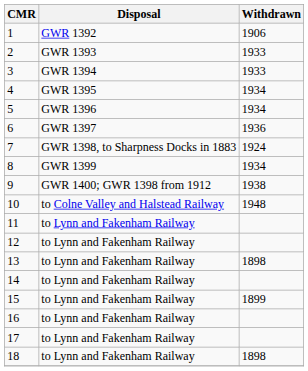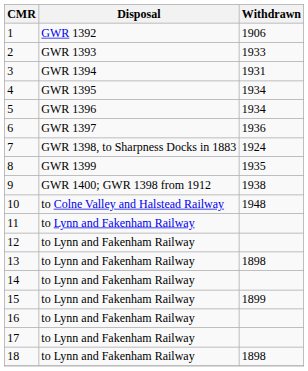(254, 71) 1933 -> (254, 71) 1931
(254, 166) 1934 -> (254, 166) 1935
